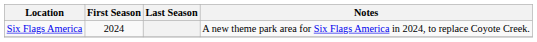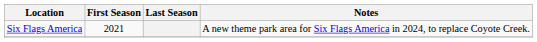(114, 28) 2024 -> (114, 28) 2021
